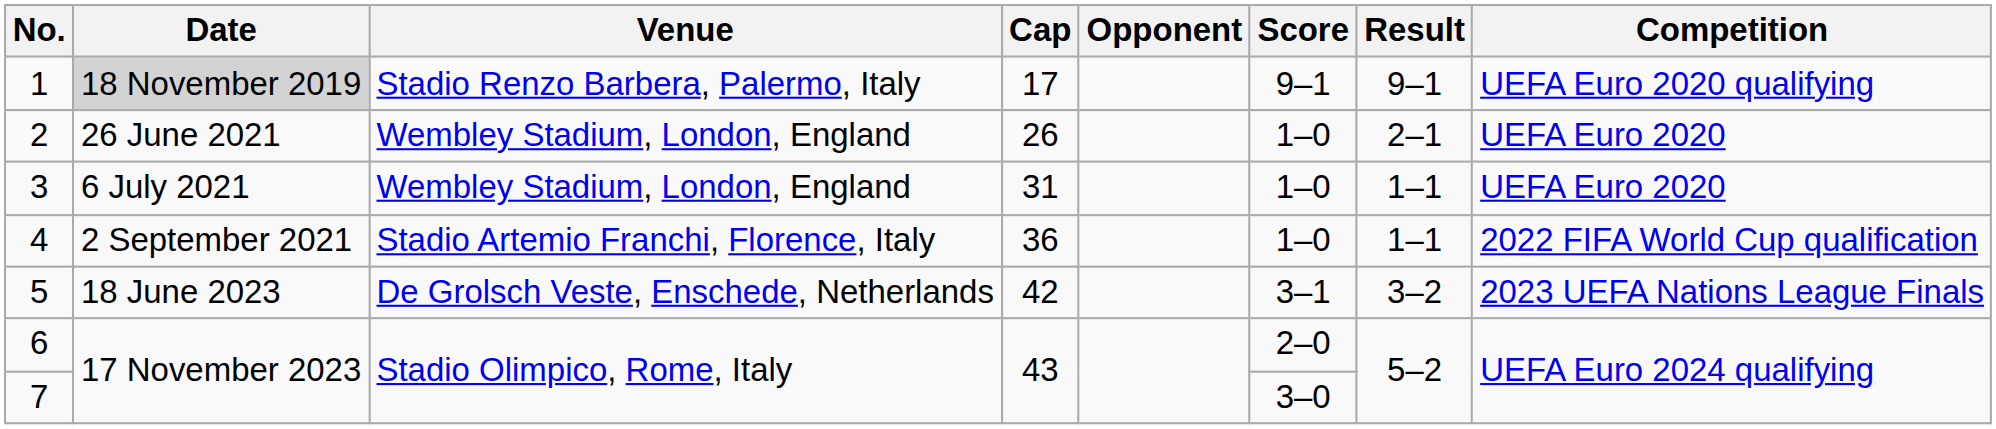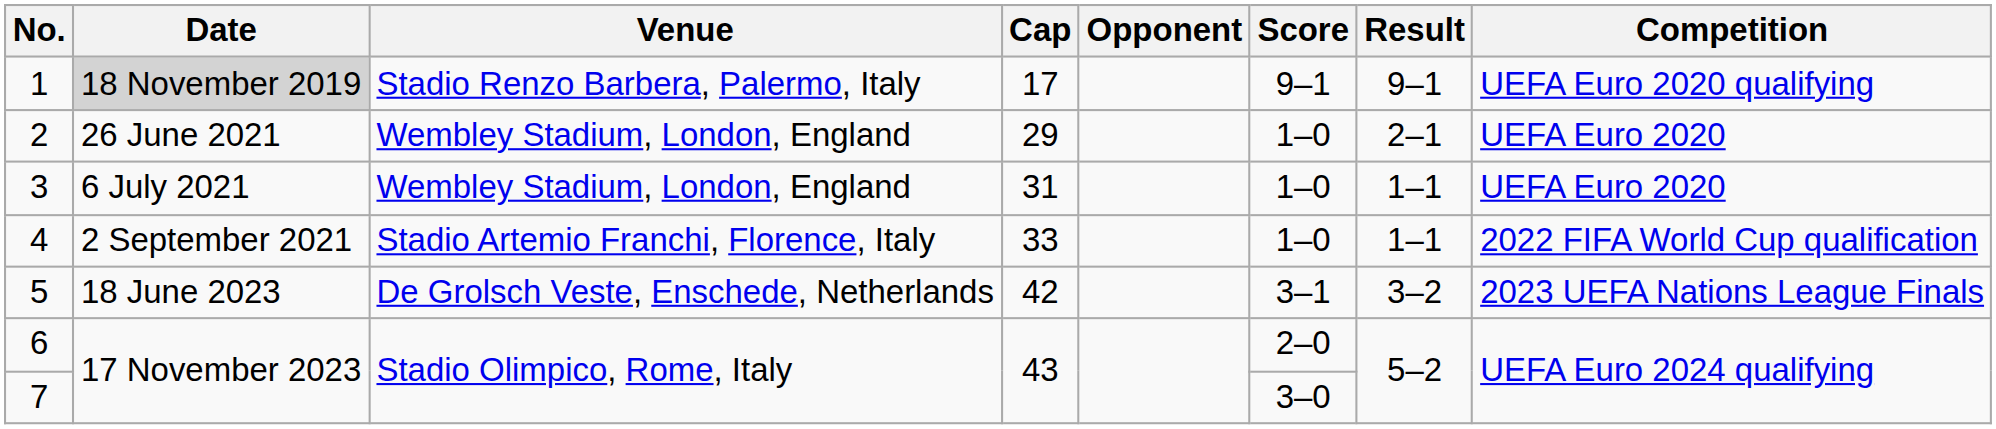(1040, 135) 26 -> (1040, 135) 29
(1040, 239) 36 -> (1040, 239) 33
